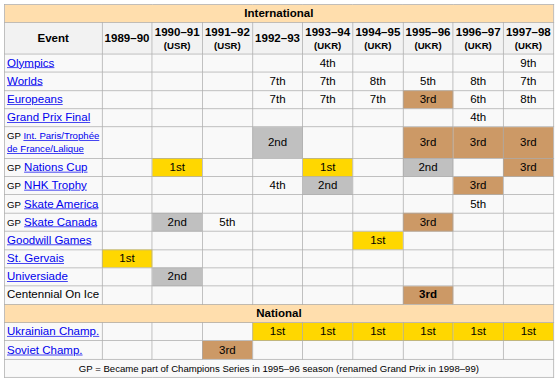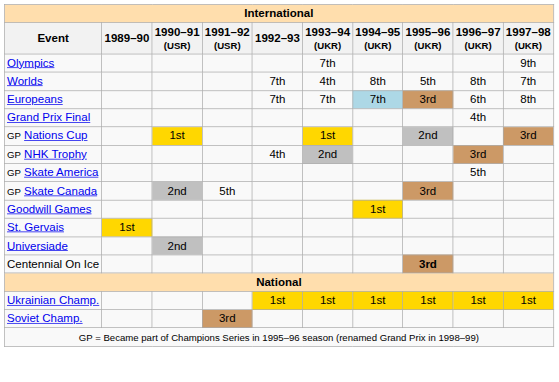(328, 63) 4th -> (328, 63) 7th
(328, 81) 7th -> (328, 81) 4th
(378, 99) no background -> (378, 99) lightblue background
- row: (53, 143)
